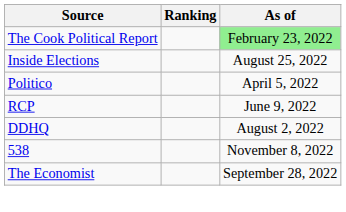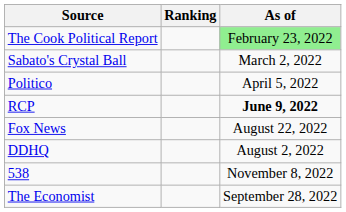- row: (53, 60)
+ row: (67, 60)
(280, 106) normal -> (280, 106) bold
+ row: (37, 128)
